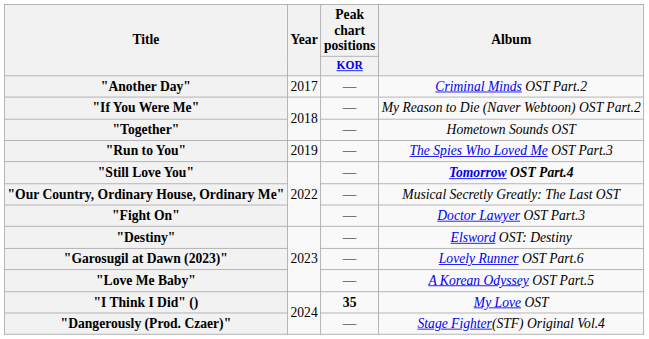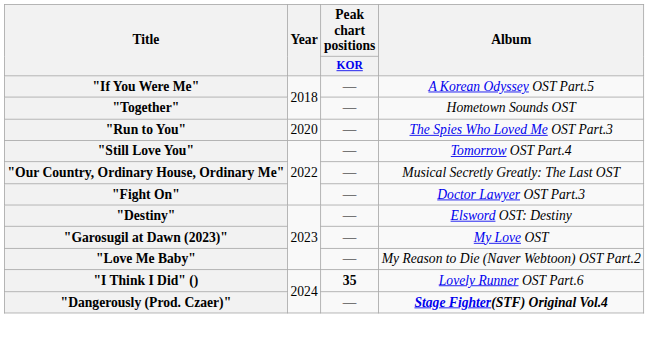- row: (146, 86)
(511, 108) My Reason to Die (Naver Webtoon) OST Part.2 -> (511, 86) A Korean Odyssey OST Part.5
(304, 151) 2019 -> (304, 129) 2020
(511, 172) bold -> (511, 151) normal
(511, 259) Lovely Runner OST Part.6 -> (511, 237) My Love OST
(511, 280) A Korean Odyssey OST Part.5 -> (511, 259) My Reason to Die (Naver Webtoon) OST Part.2
(511, 302) My Love OST -> (511, 280) Lovely Runner OST Part.6
(511, 323) normal -> (511, 302) bold
